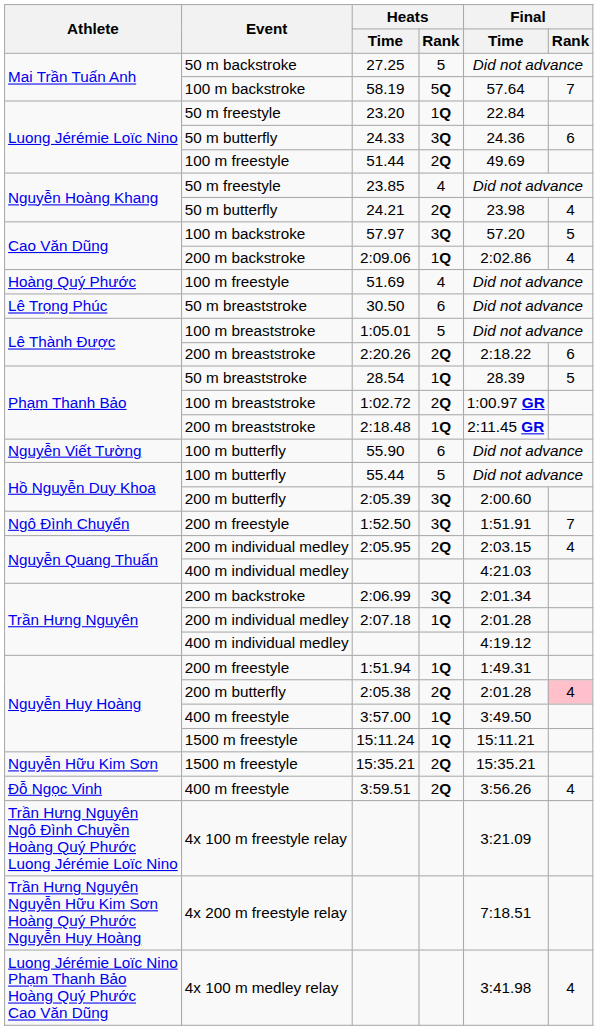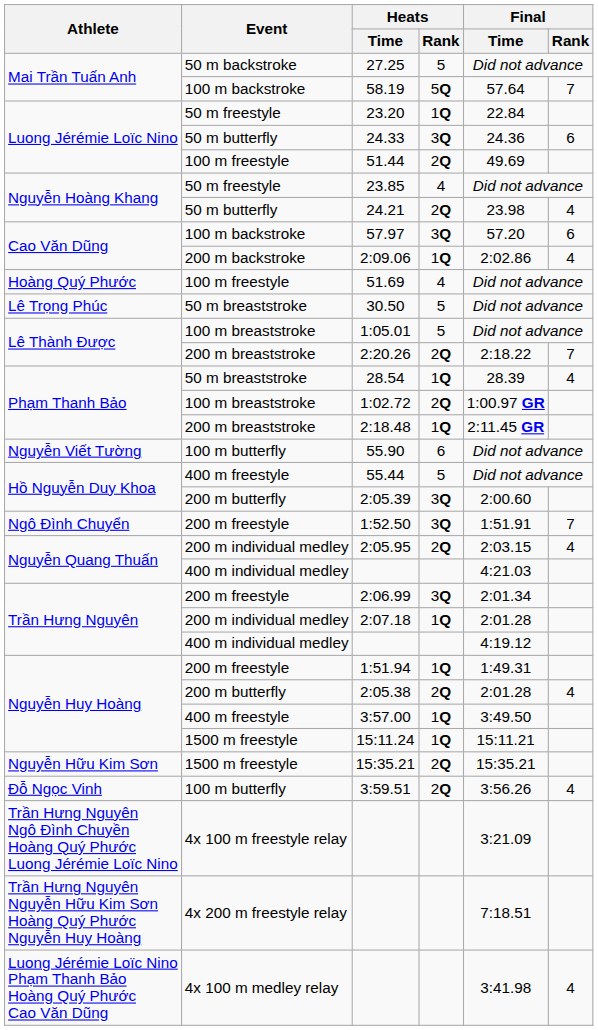(571, 234) 5 -> (571, 234) 6
(441, 306) 6 -> (441, 306) 5
(571, 355) 6 -> (571, 355) 7
(571, 379) 5 -> (571, 379) 4
(235, 475) 100 m butterfly -> (237, 475) 400 m freestyle
(245, 596) 200 m backstroke -> (237, 596) 200 m freestyle
(571, 692) pink background -> (571, 692) no background
(237, 789) 400 m freestyle -> (235, 789) 100 m butterfly
